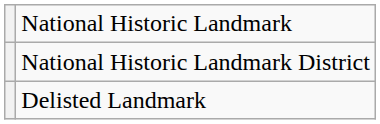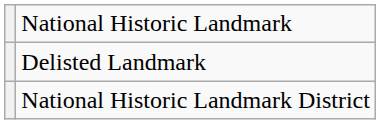rows swapped: (196, 61) <-> (114, 99)
